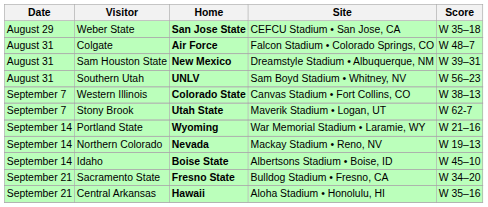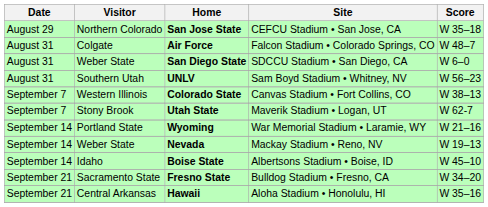(106, 29) Weber State -> (120, 29) Northern Colorado
- row: (202, 62)
+ row: (207, 62)
(120, 144) Northern Colorado -> (106, 144) Weber State
